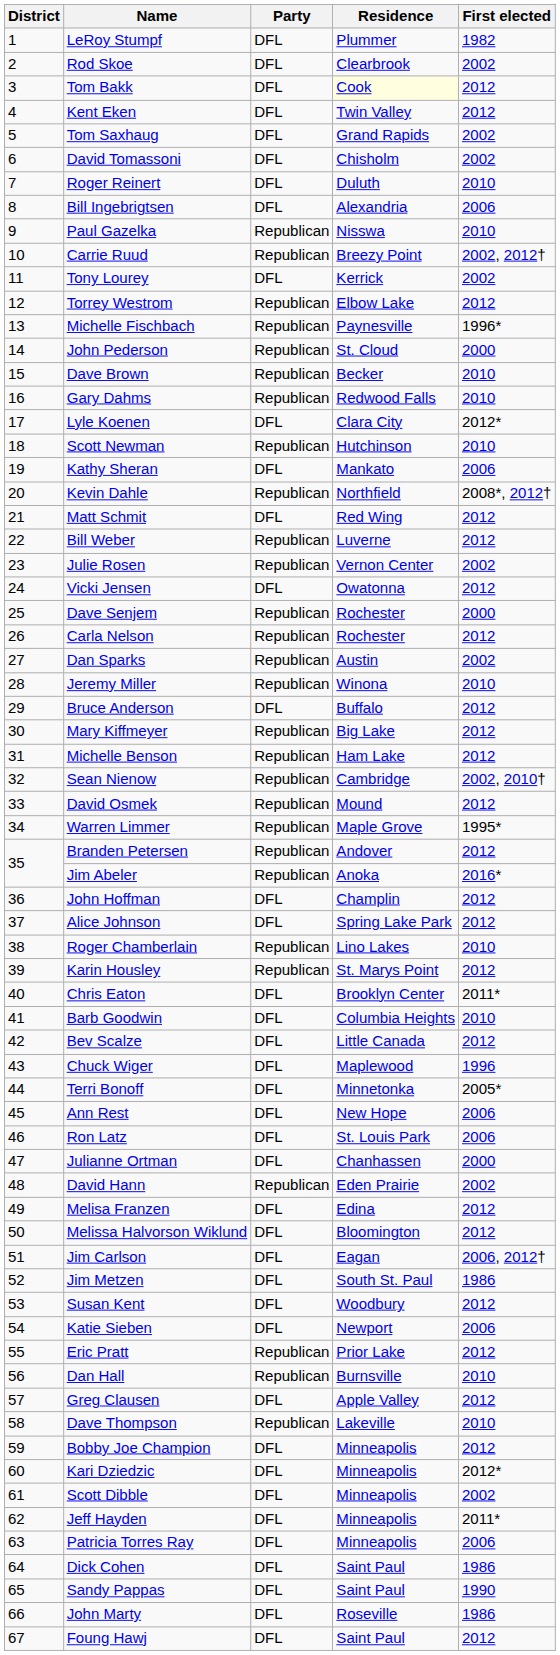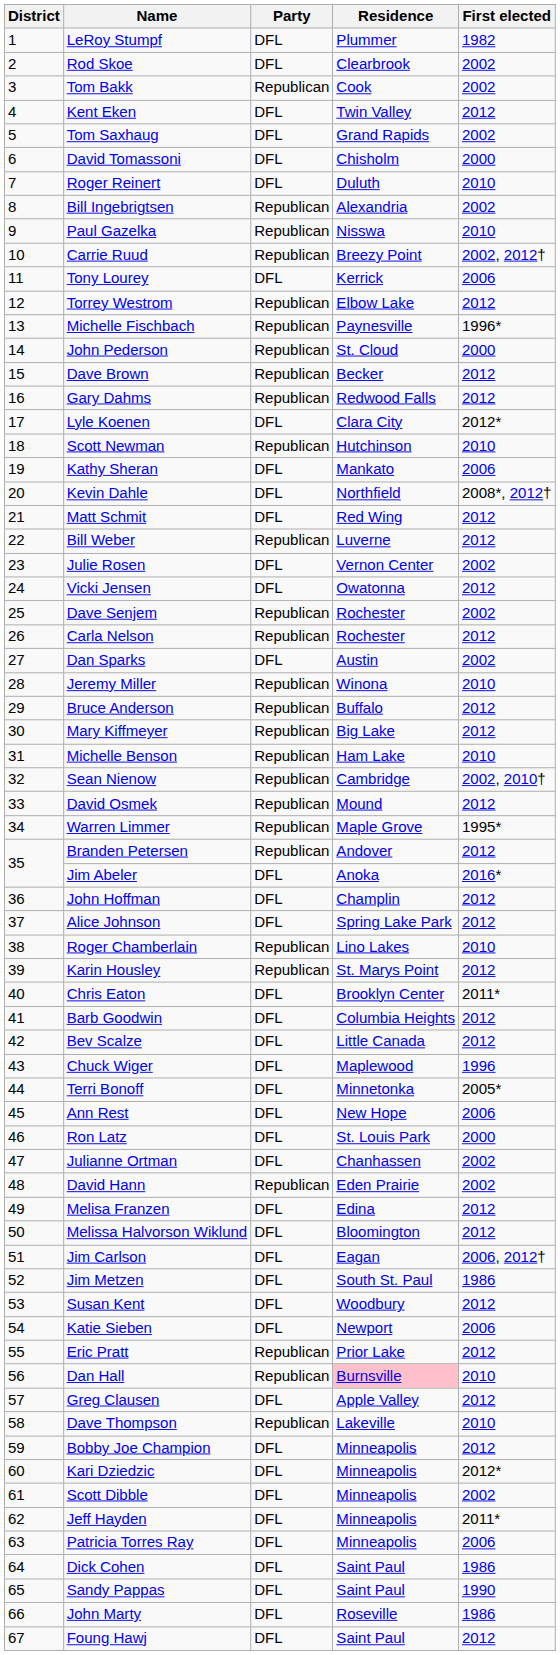(268, 87) DFL -> (292, 87) Republican
(354, 87) lightyellow background -> (354, 87) no background
(479, 87) 2012 -> (479, 87) 2002
(479, 159) 2002 -> (479, 159) 2000
(268, 207) DFL -> (292, 207) Republican
(479, 207) 2006 -> (479, 207) 2002
(479, 278) 2002 -> (479, 278) 2006
(479, 374) 2010 -> (479, 374) 2012
(479, 398) 2010 -> (479, 398) 2012
(292, 493) Republican -> (268, 493) DFL
(292, 565) Republican -> (268, 565) DFL
(479, 612) 2000 -> (479, 612) 2002
(292, 660) Republican -> (268, 660) DFL
(268, 708) DFL -> (292, 708) Republican
(479, 755) 2012 -> (479, 755) 2010
(292, 875) Republican -> (268, 875) DFL
(479, 1018) 2010 -> (479, 1018) 2012
(479, 1137) 2006 -> (479, 1137) 2000
(479, 1161) 2000 -> (479, 1161) 2002
(369, 1376) no background -> (369, 1376) pink background
